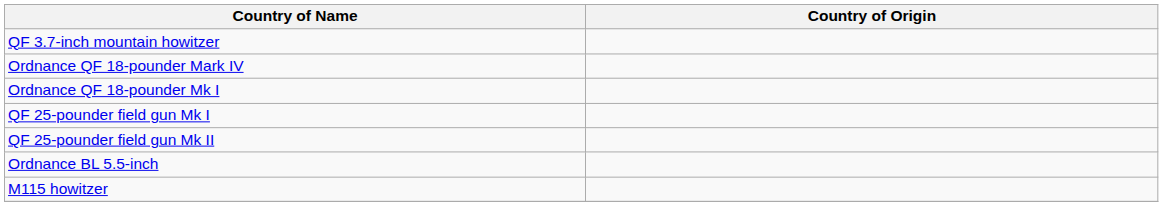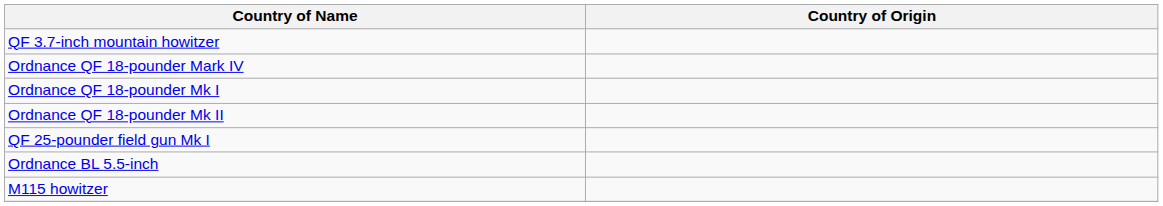+ row: (116, 115)
- row: (111, 139)
